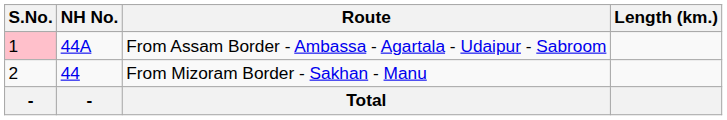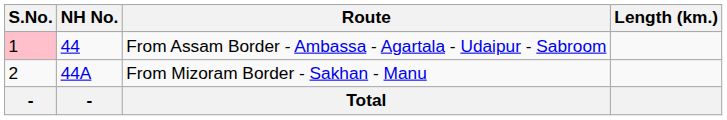(76, 45) 44A -> (70, 45) 44
(70, 73) 44 -> (76, 73) 44A
